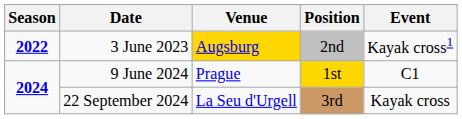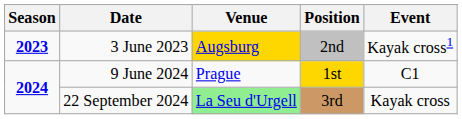(32, 46) 2022 -> (32, 46) 2023
(246, 100) no background -> (246, 100) lightgreen background
